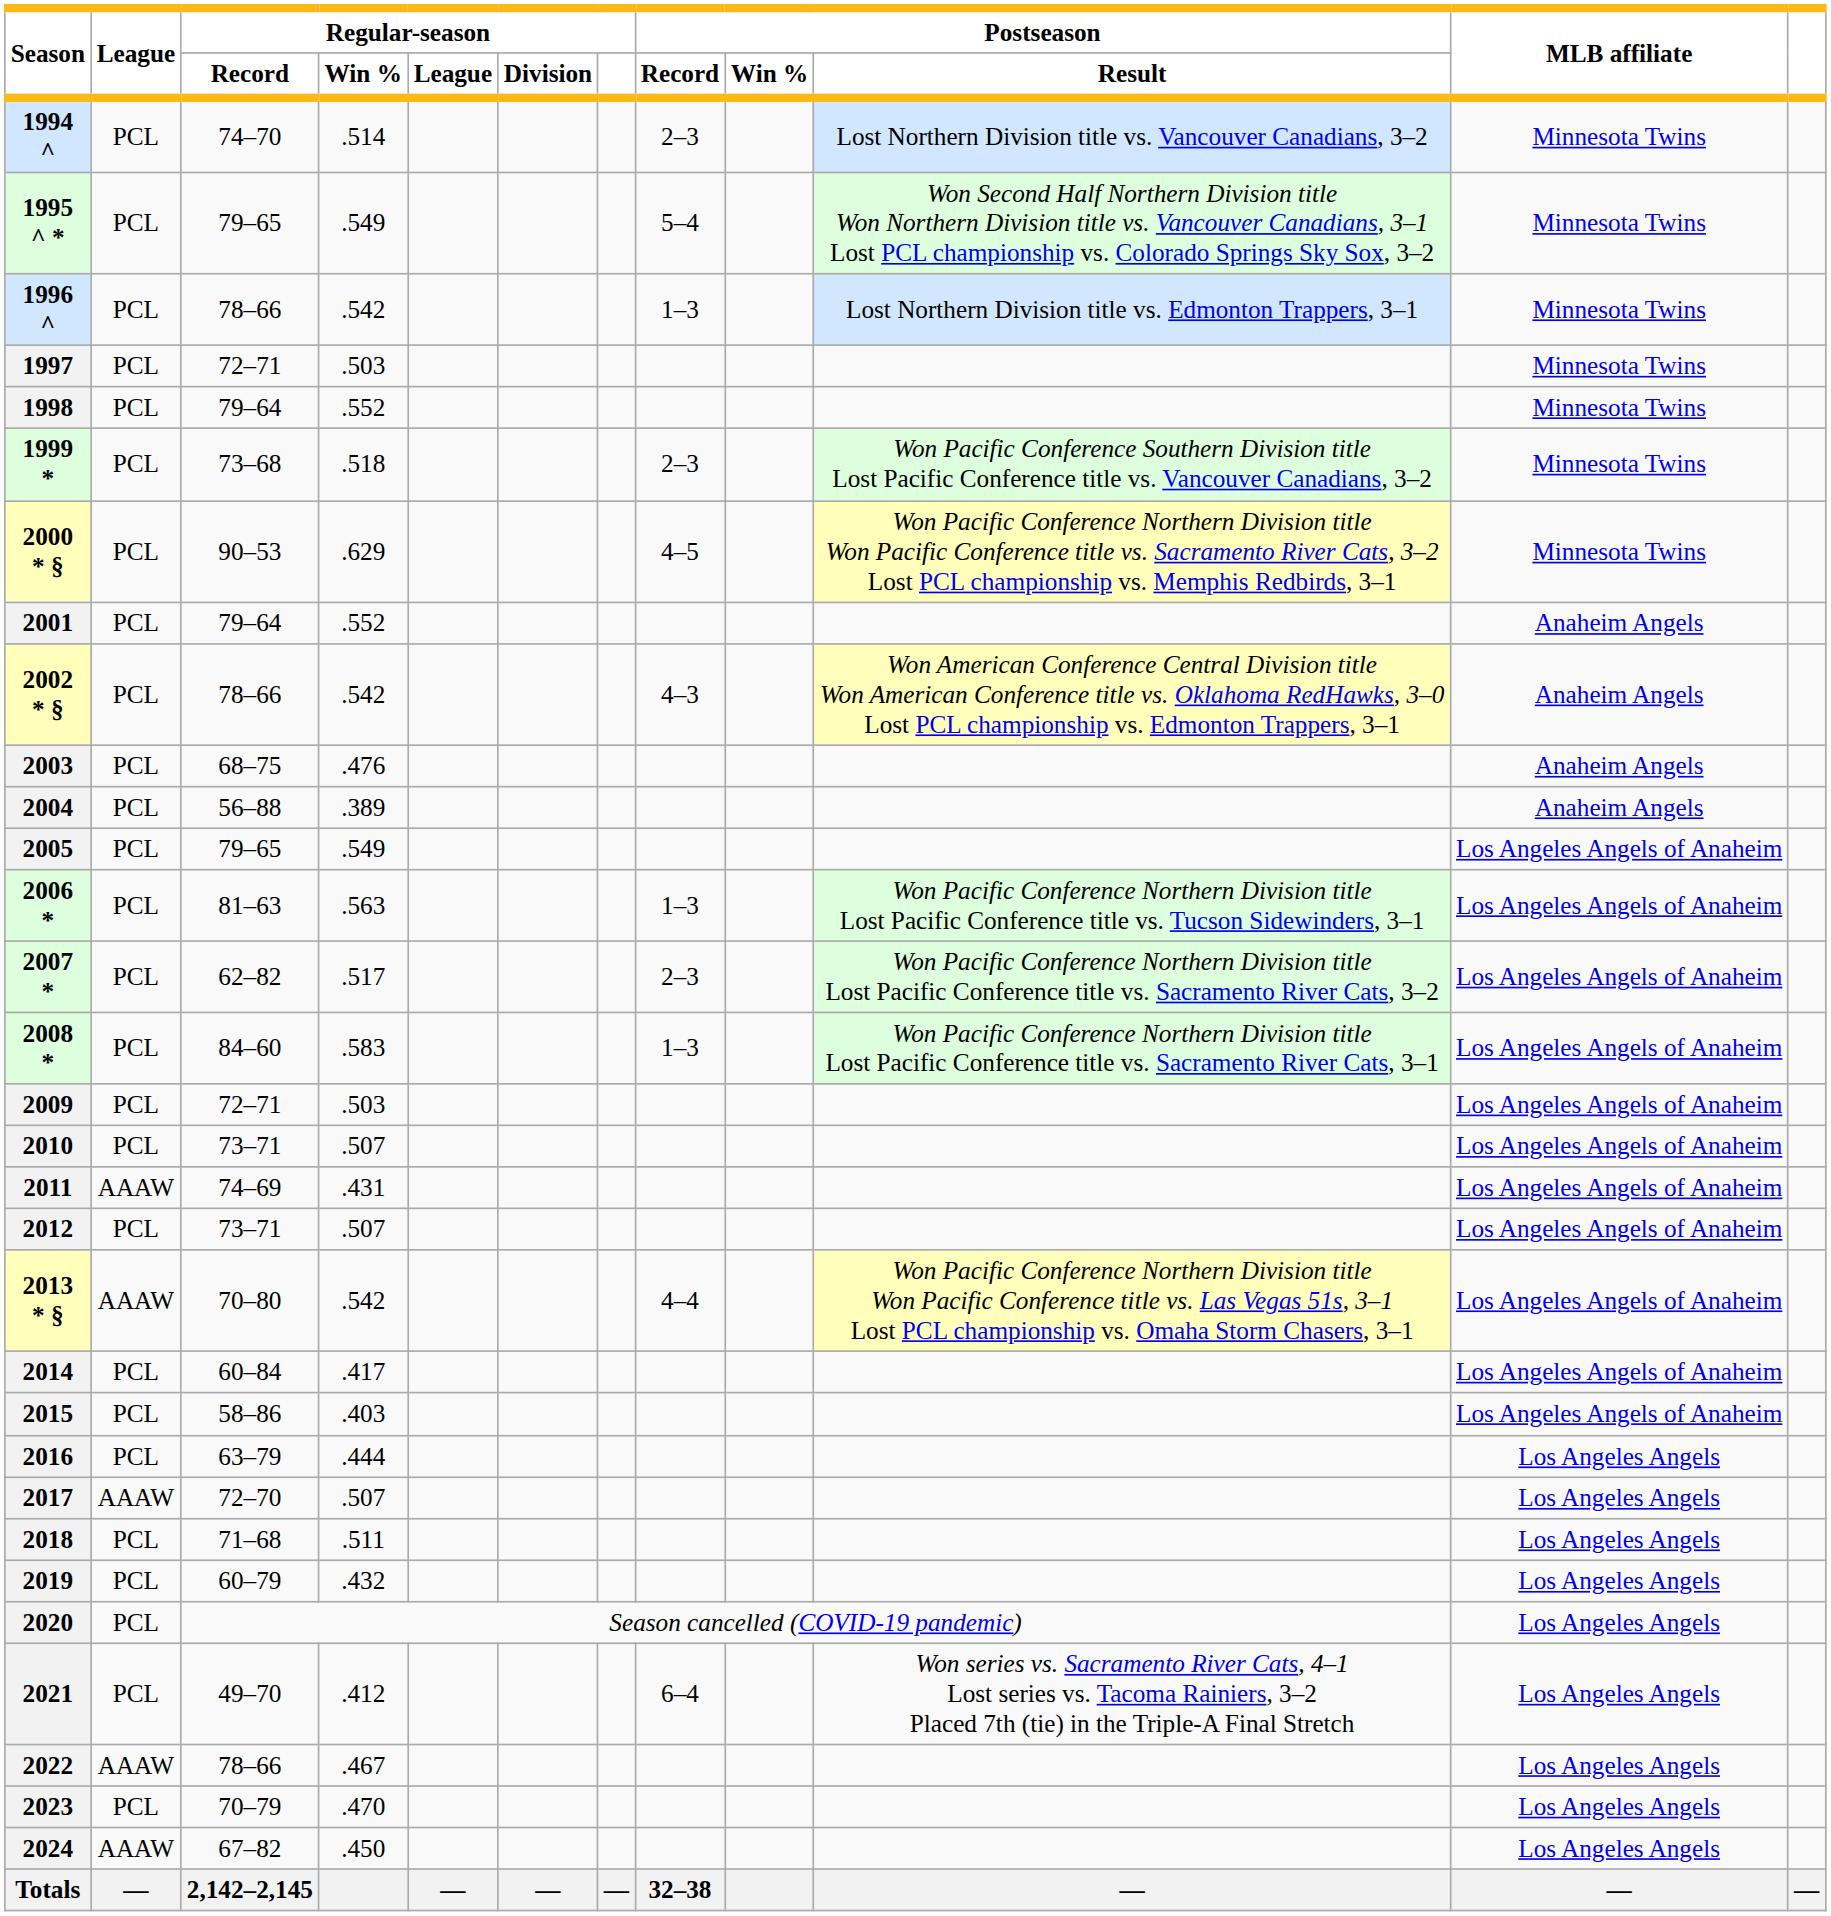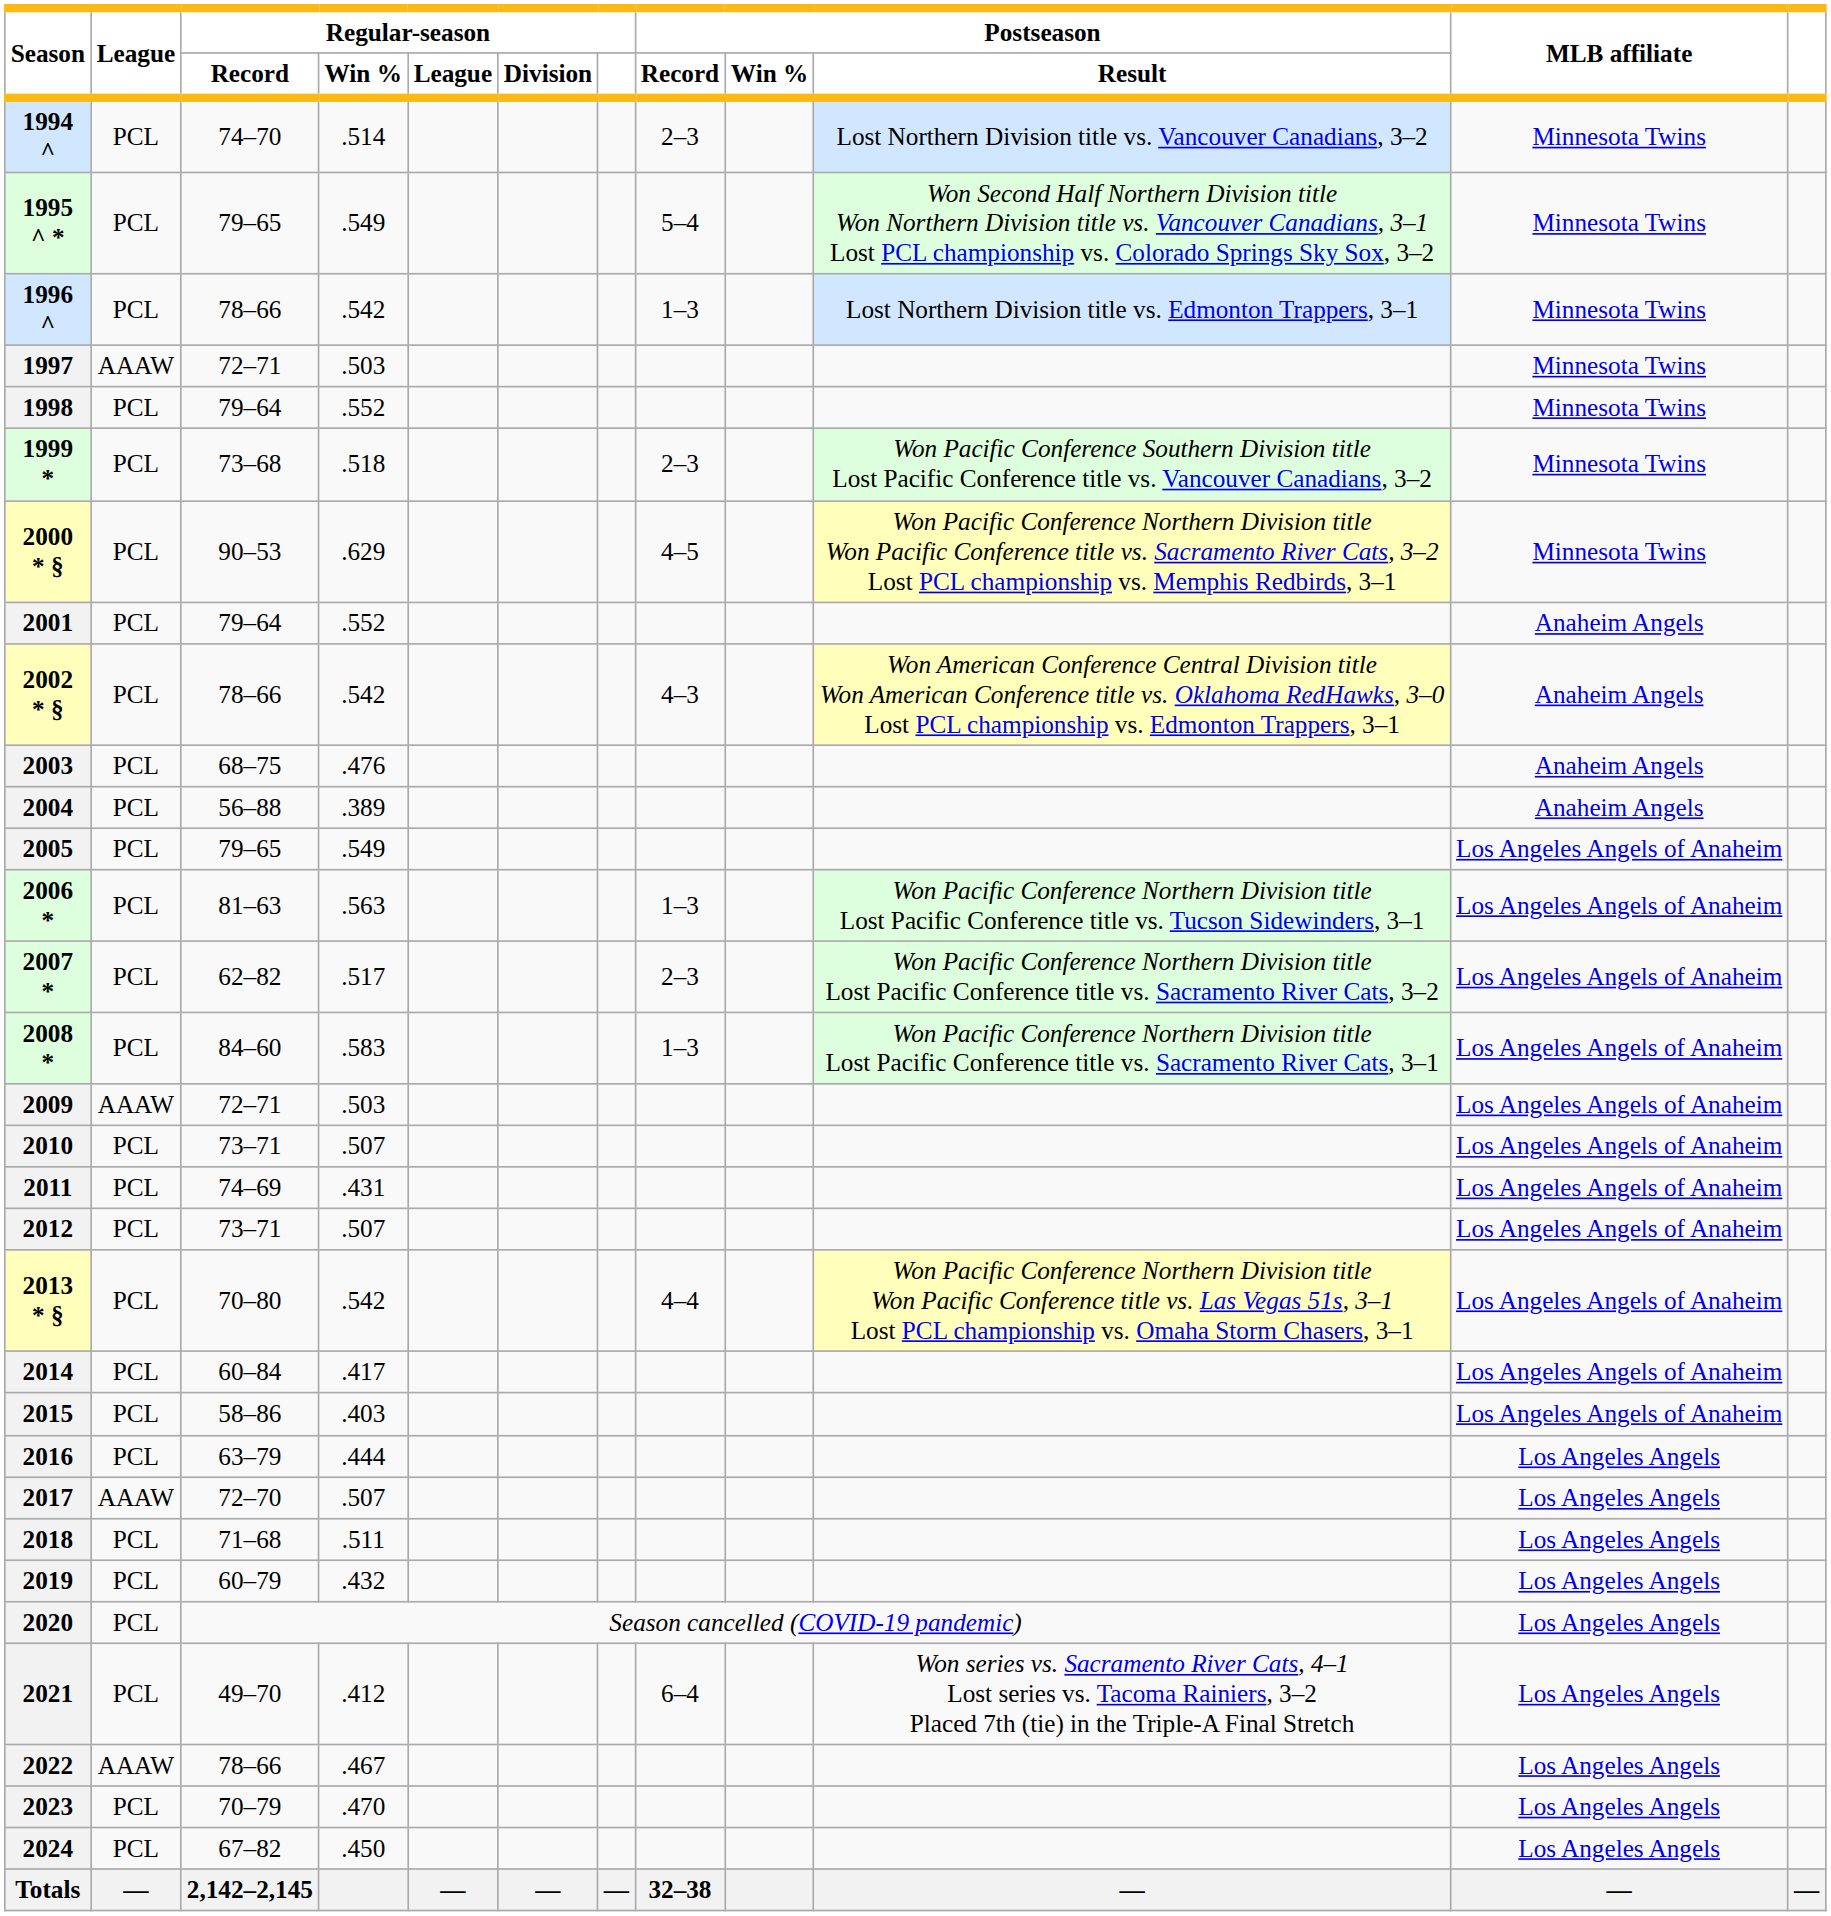(136, 366) PCL -> (136, 366) AAAW
(136, 1104) PCL -> (136, 1104) AAAW
(136, 1187) AAAW -> (136, 1187) PCL
(136, 1300) AAAW -> (136, 1300) PCL
(136, 1848) AAAW -> (136, 1848) PCL
